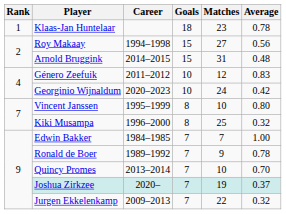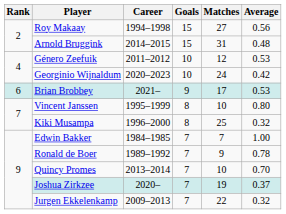- row: (75, 28)
(261, 75) 0.83 -> (261, 59) 0.53
+ row: (64, 91)
